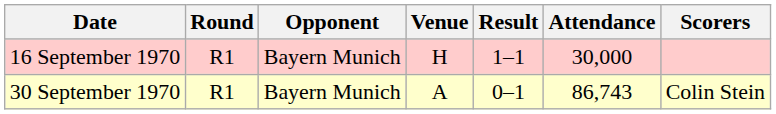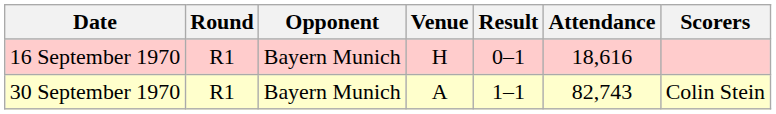(508, 56) 1–1 -> (508, 56) 0–1
(602, 56) 30,000 -> (602, 56) 18,616
(508, 91) 0–1 -> (508, 91) 1–1
(602, 91) 86,743 -> (602, 91) 82,743
